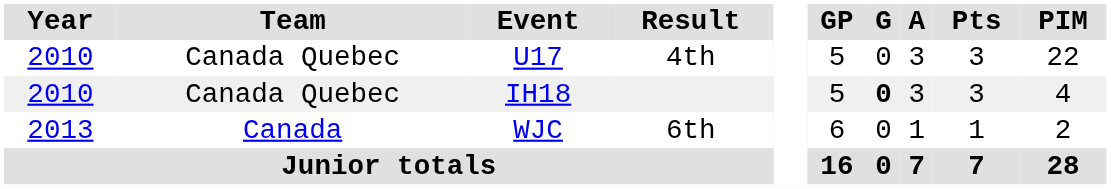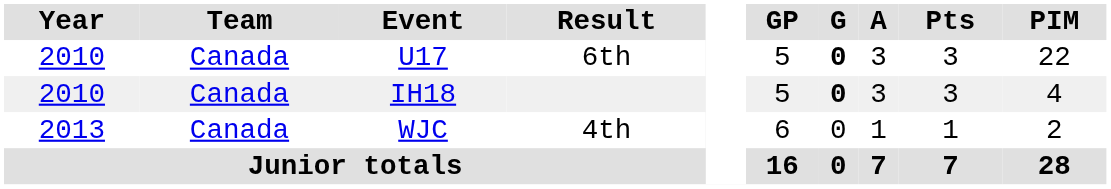(293, 58) Canada Quebec -> (239, 58) Canada
(691, 58) 4th -> (607, 58) 6th
(884, 58) normal -> (838, 58) bold
(293, 94) Canada Quebec -> (239, 94) Canada
(691, 130) 6th -> (607, 130) 4th
